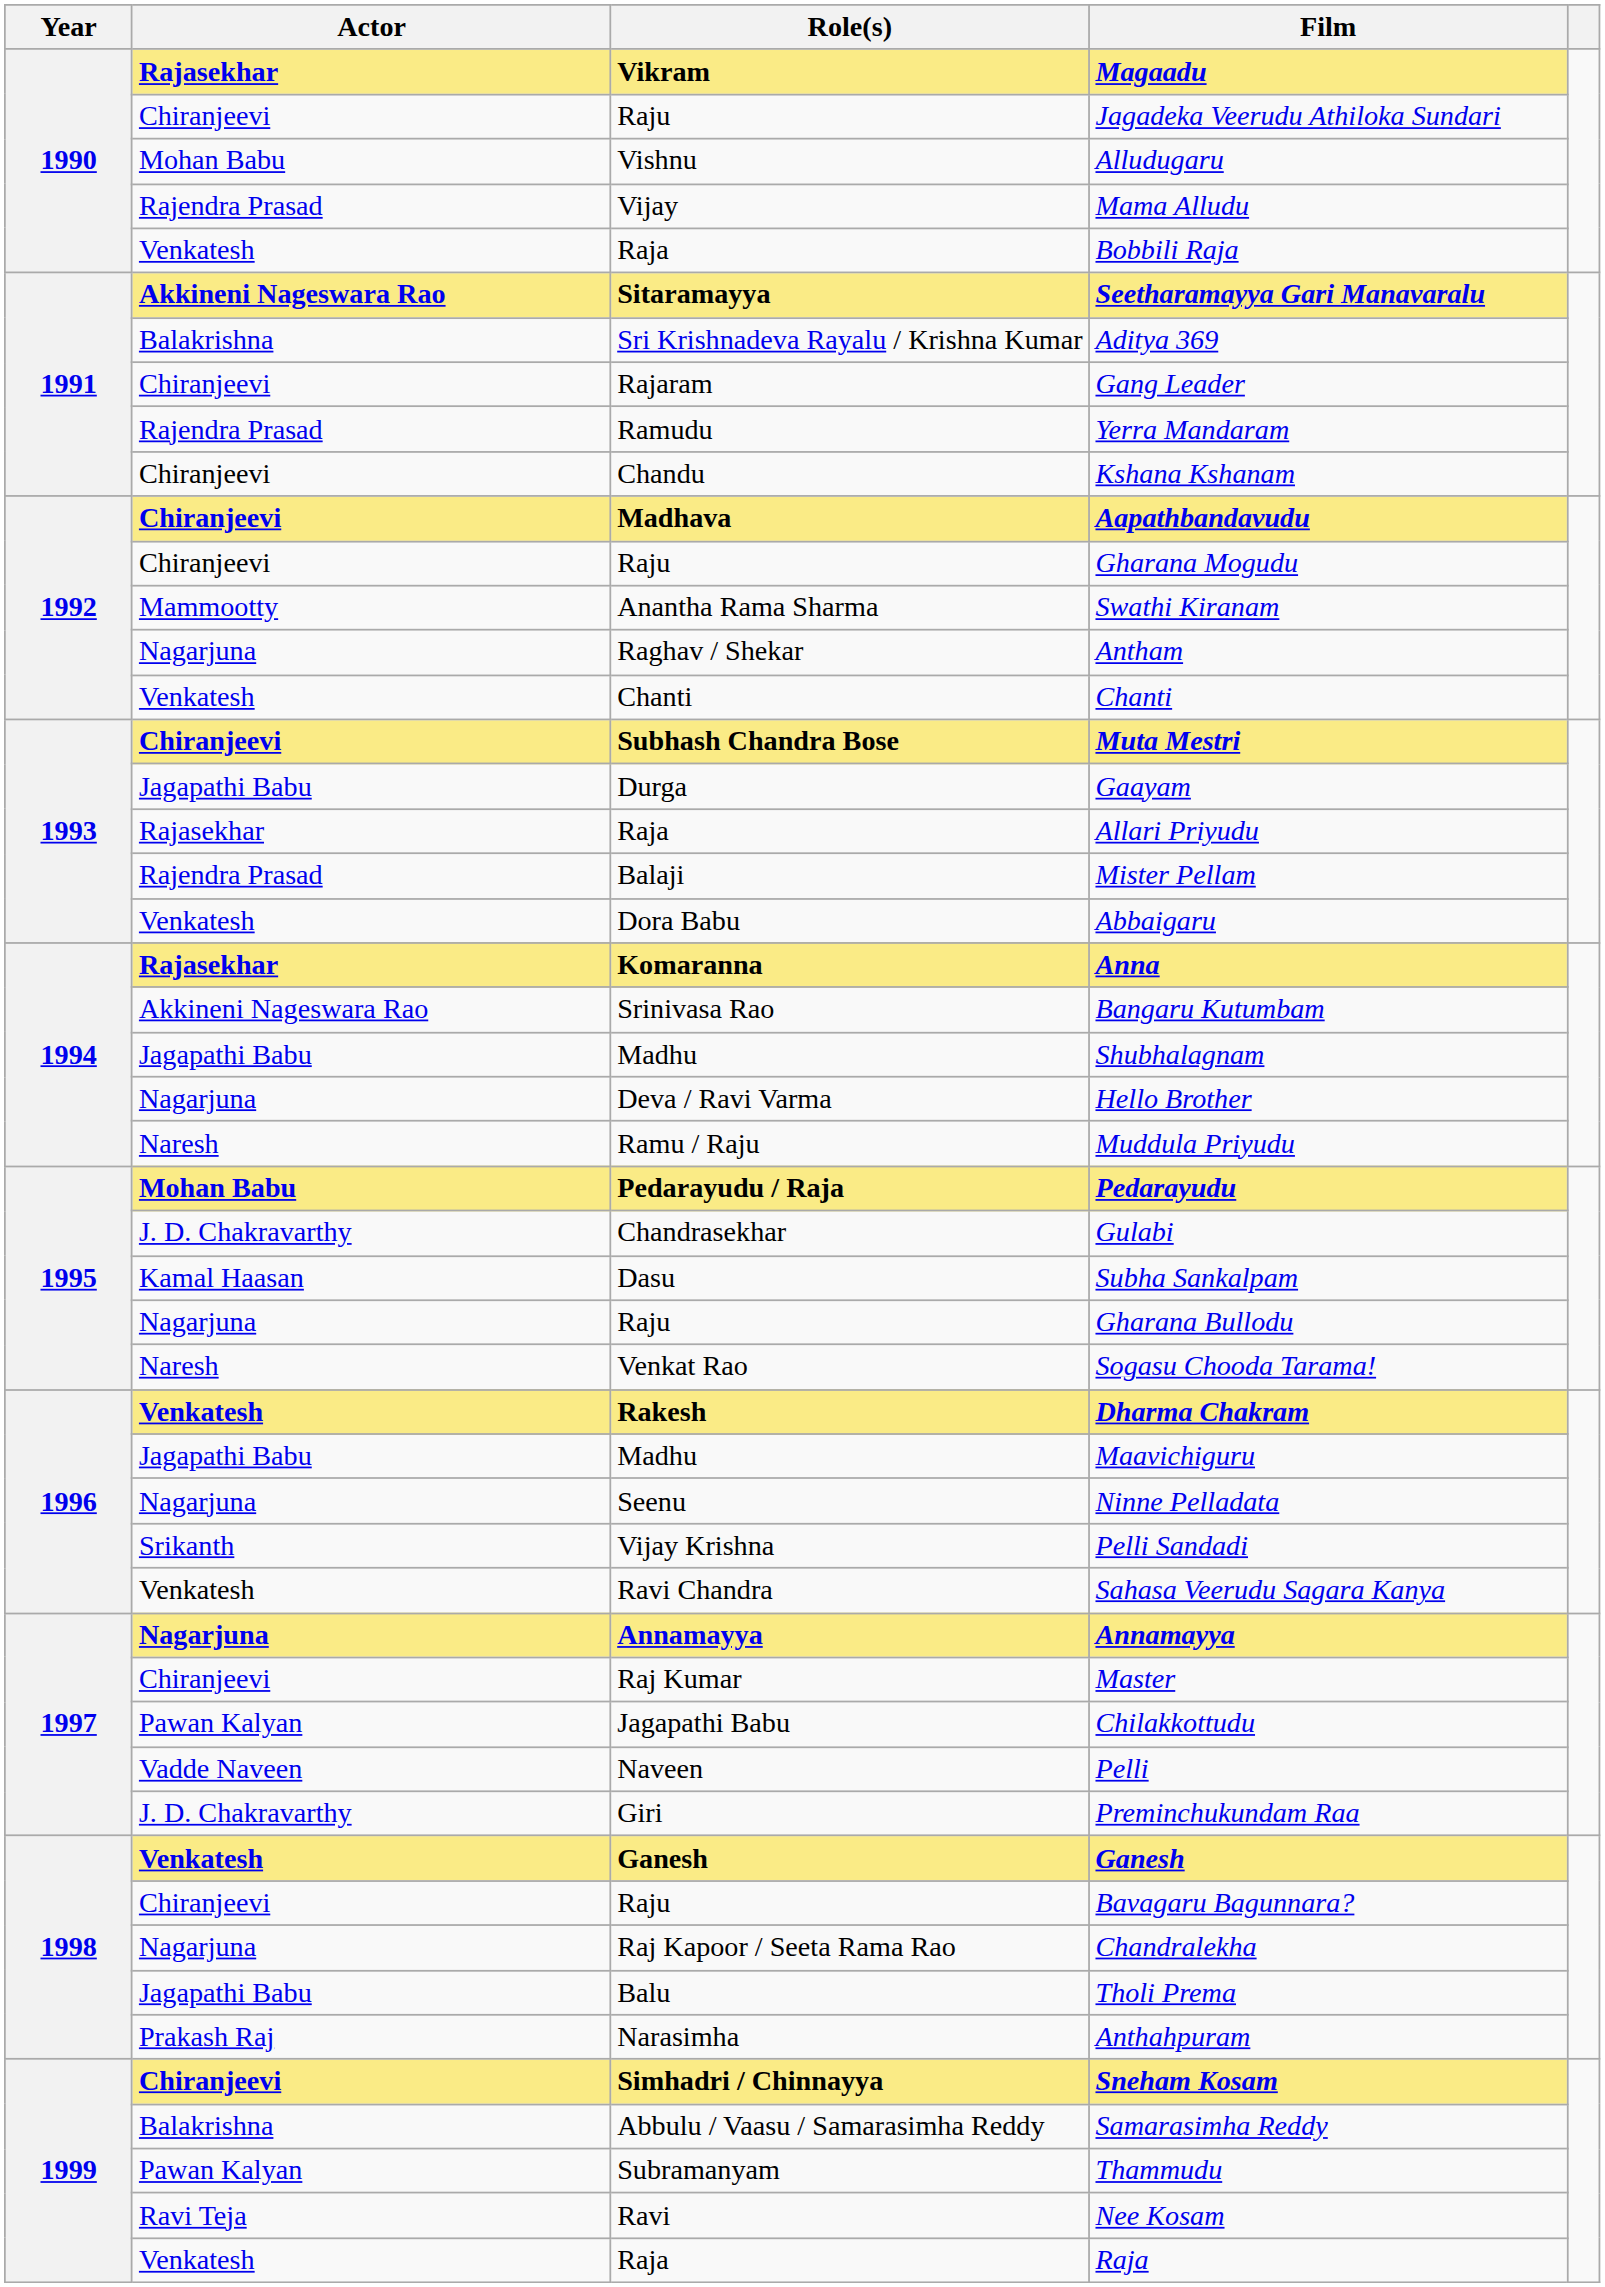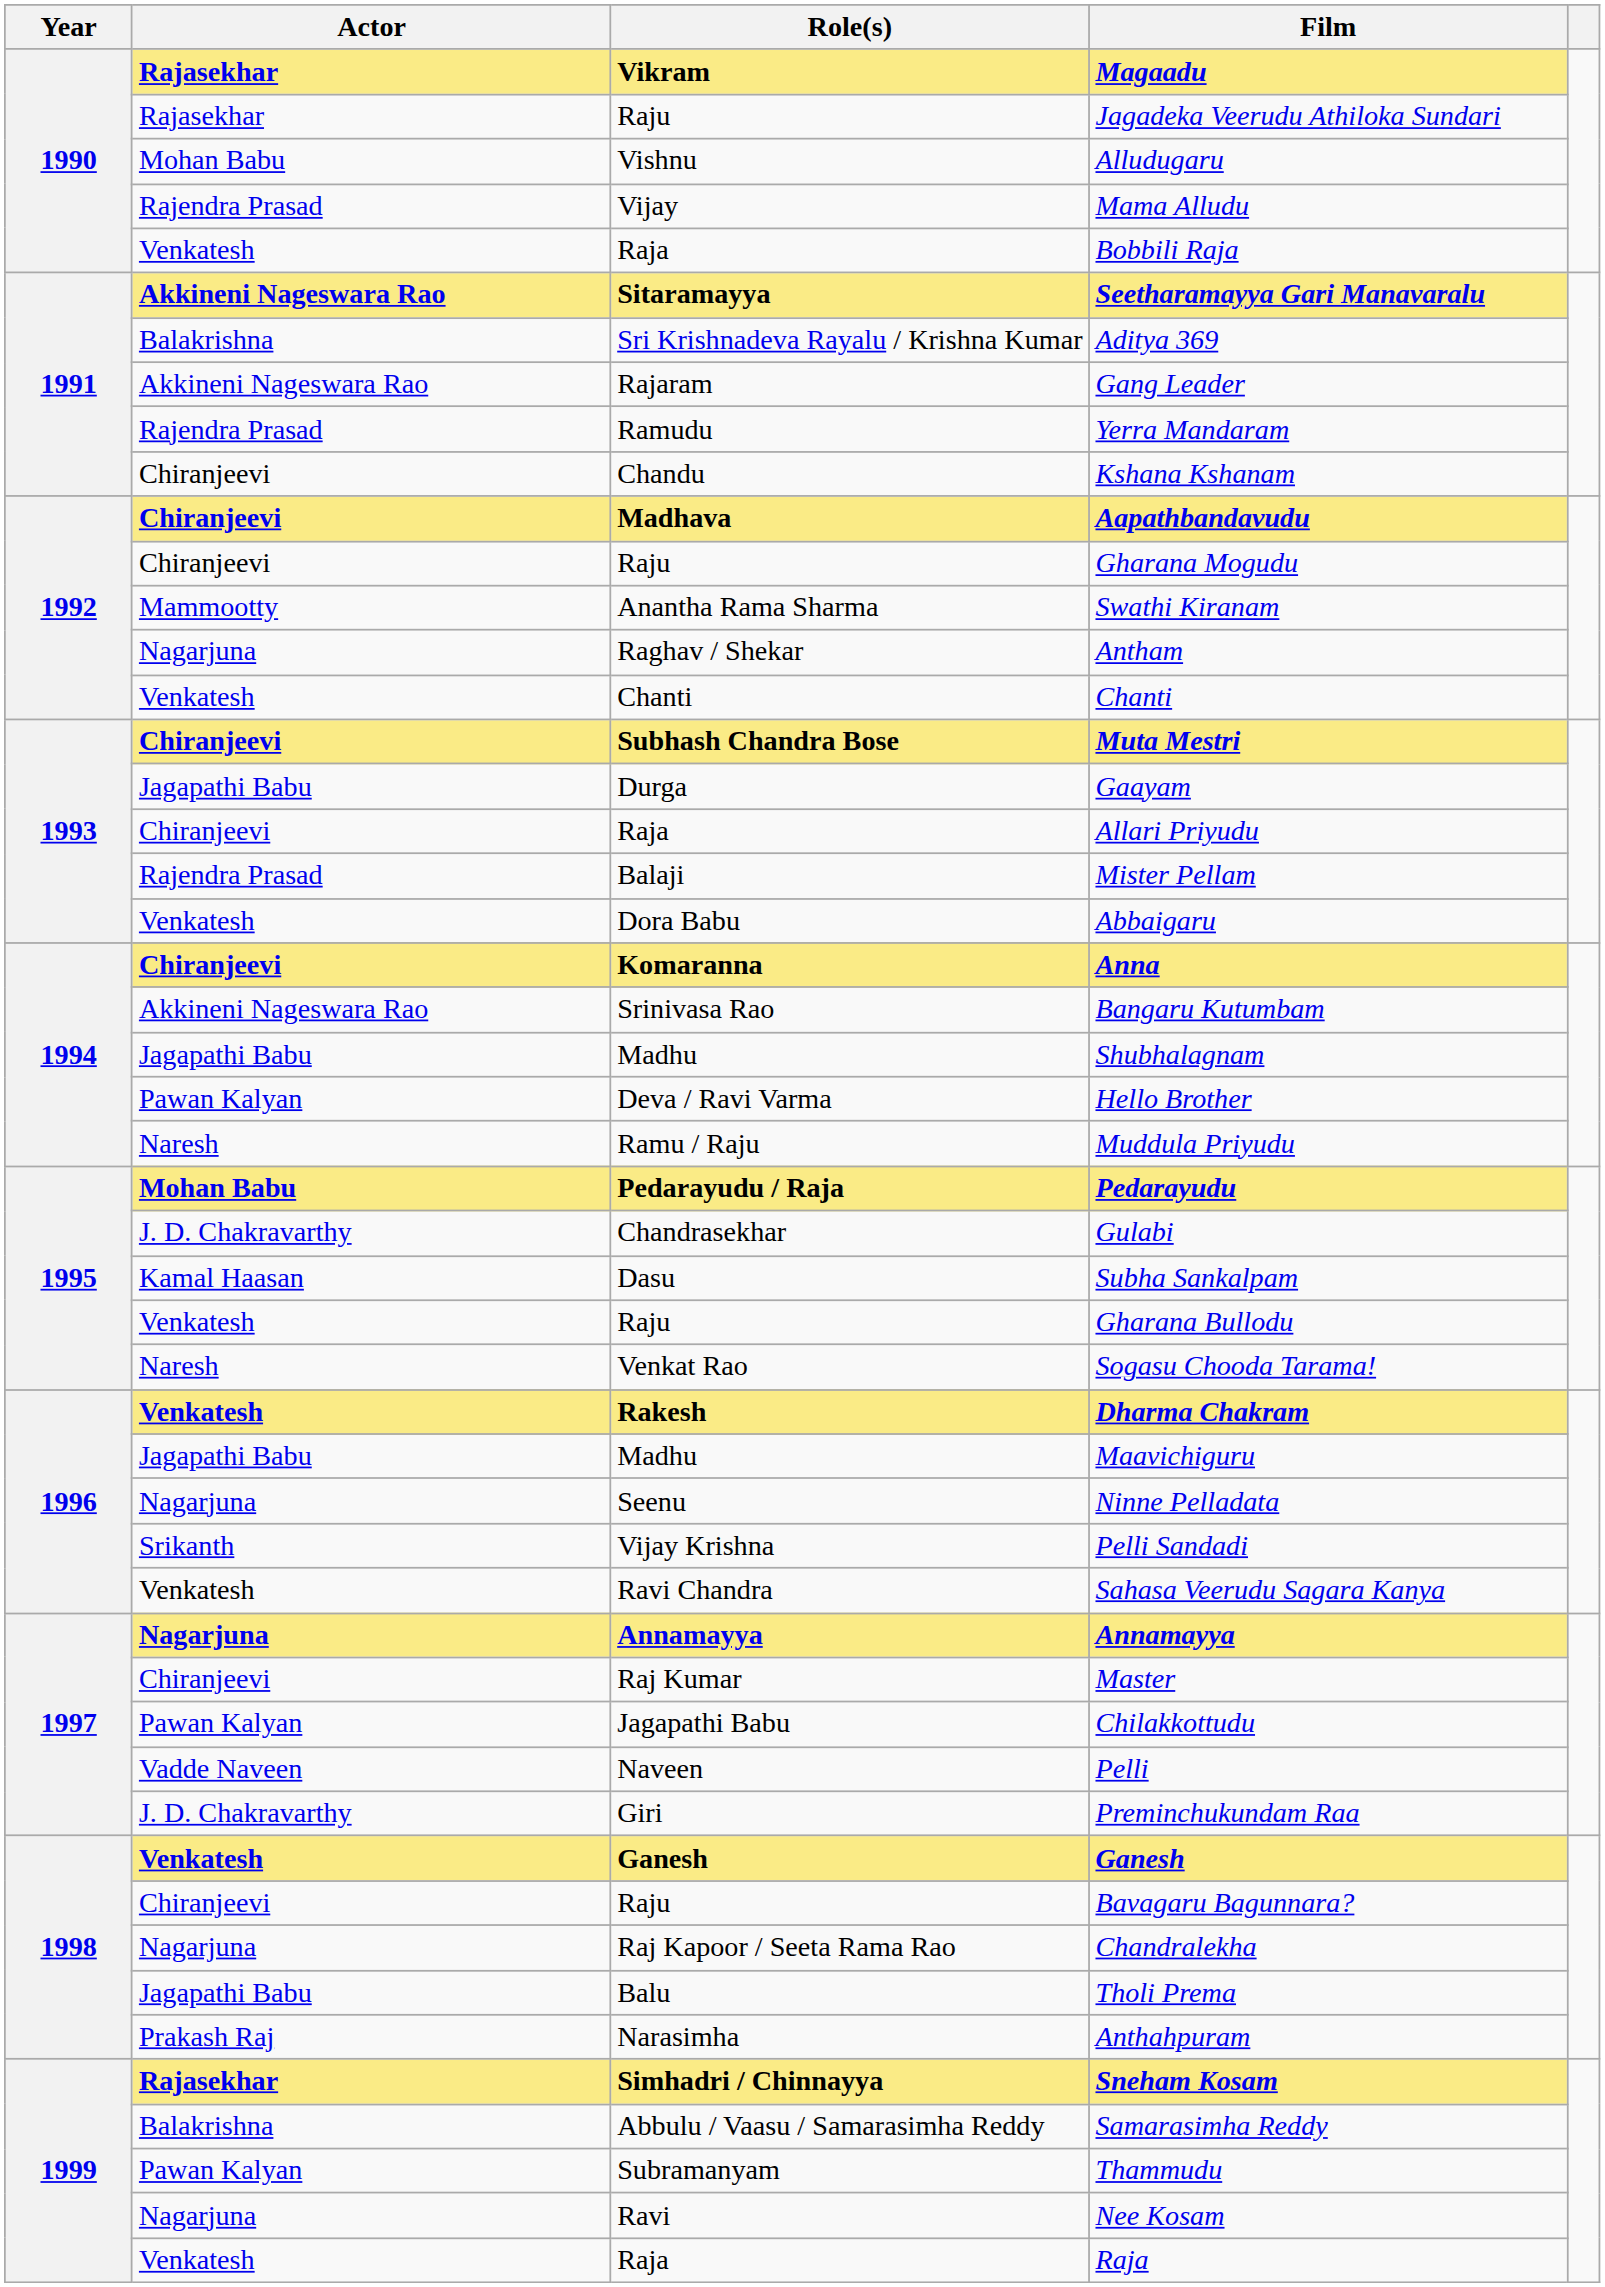(205, 116) Chiranjeevi -> (201, 116) Rajasekhar
(205, 384) Chiranjeevi -> (284, 384) Akkineni Nageswara Rao
(201, 830) Rajasekhar -> (205, 830) Chiranjeevi
(209, 964) Rajasekhar -> (210, 964) Chiranjeevi
(198, 1098) Nagarjuna -> (221, 1098) Pawan Kalyan
(198, 1321) Nagarjuna -> (197, 1321) Venkatesh
(210, 2081) Chiranjeevi -> (209, 2081) Rajasekhar
(193, 2215) Ravi Teja -> (198, 2215) Nagarjuna
